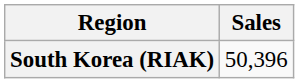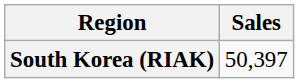(256, 58) 50,396 -> (256, 58) 50,397
